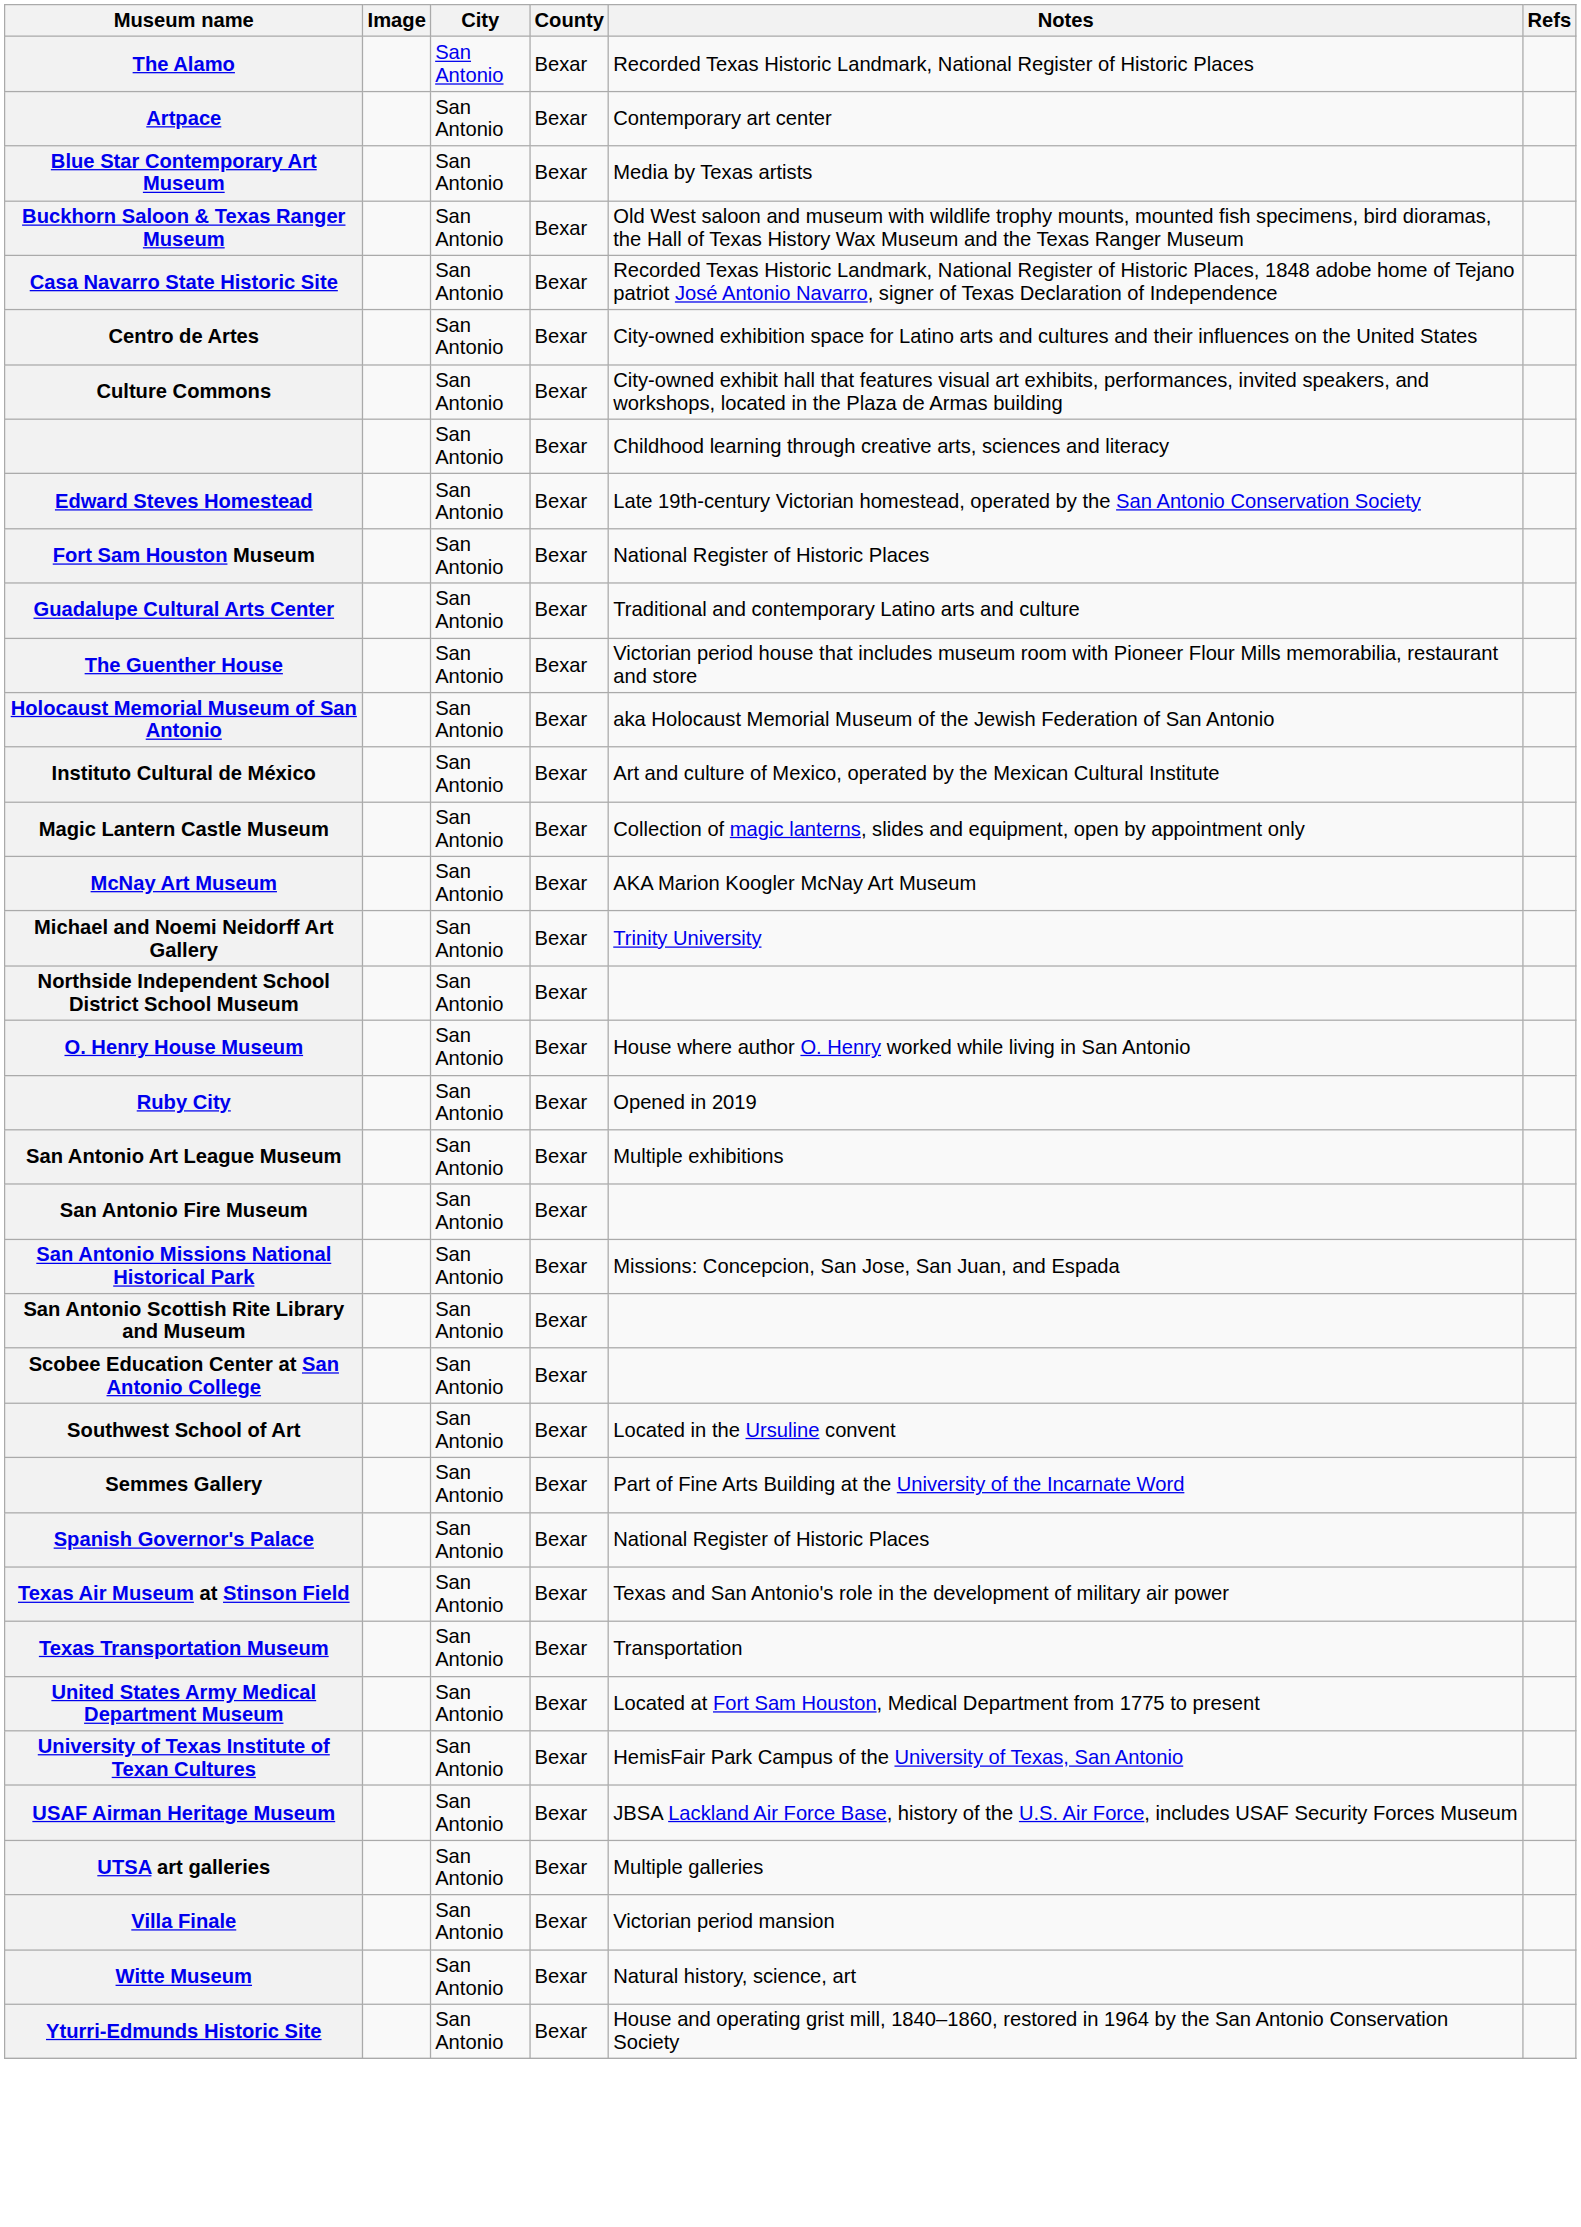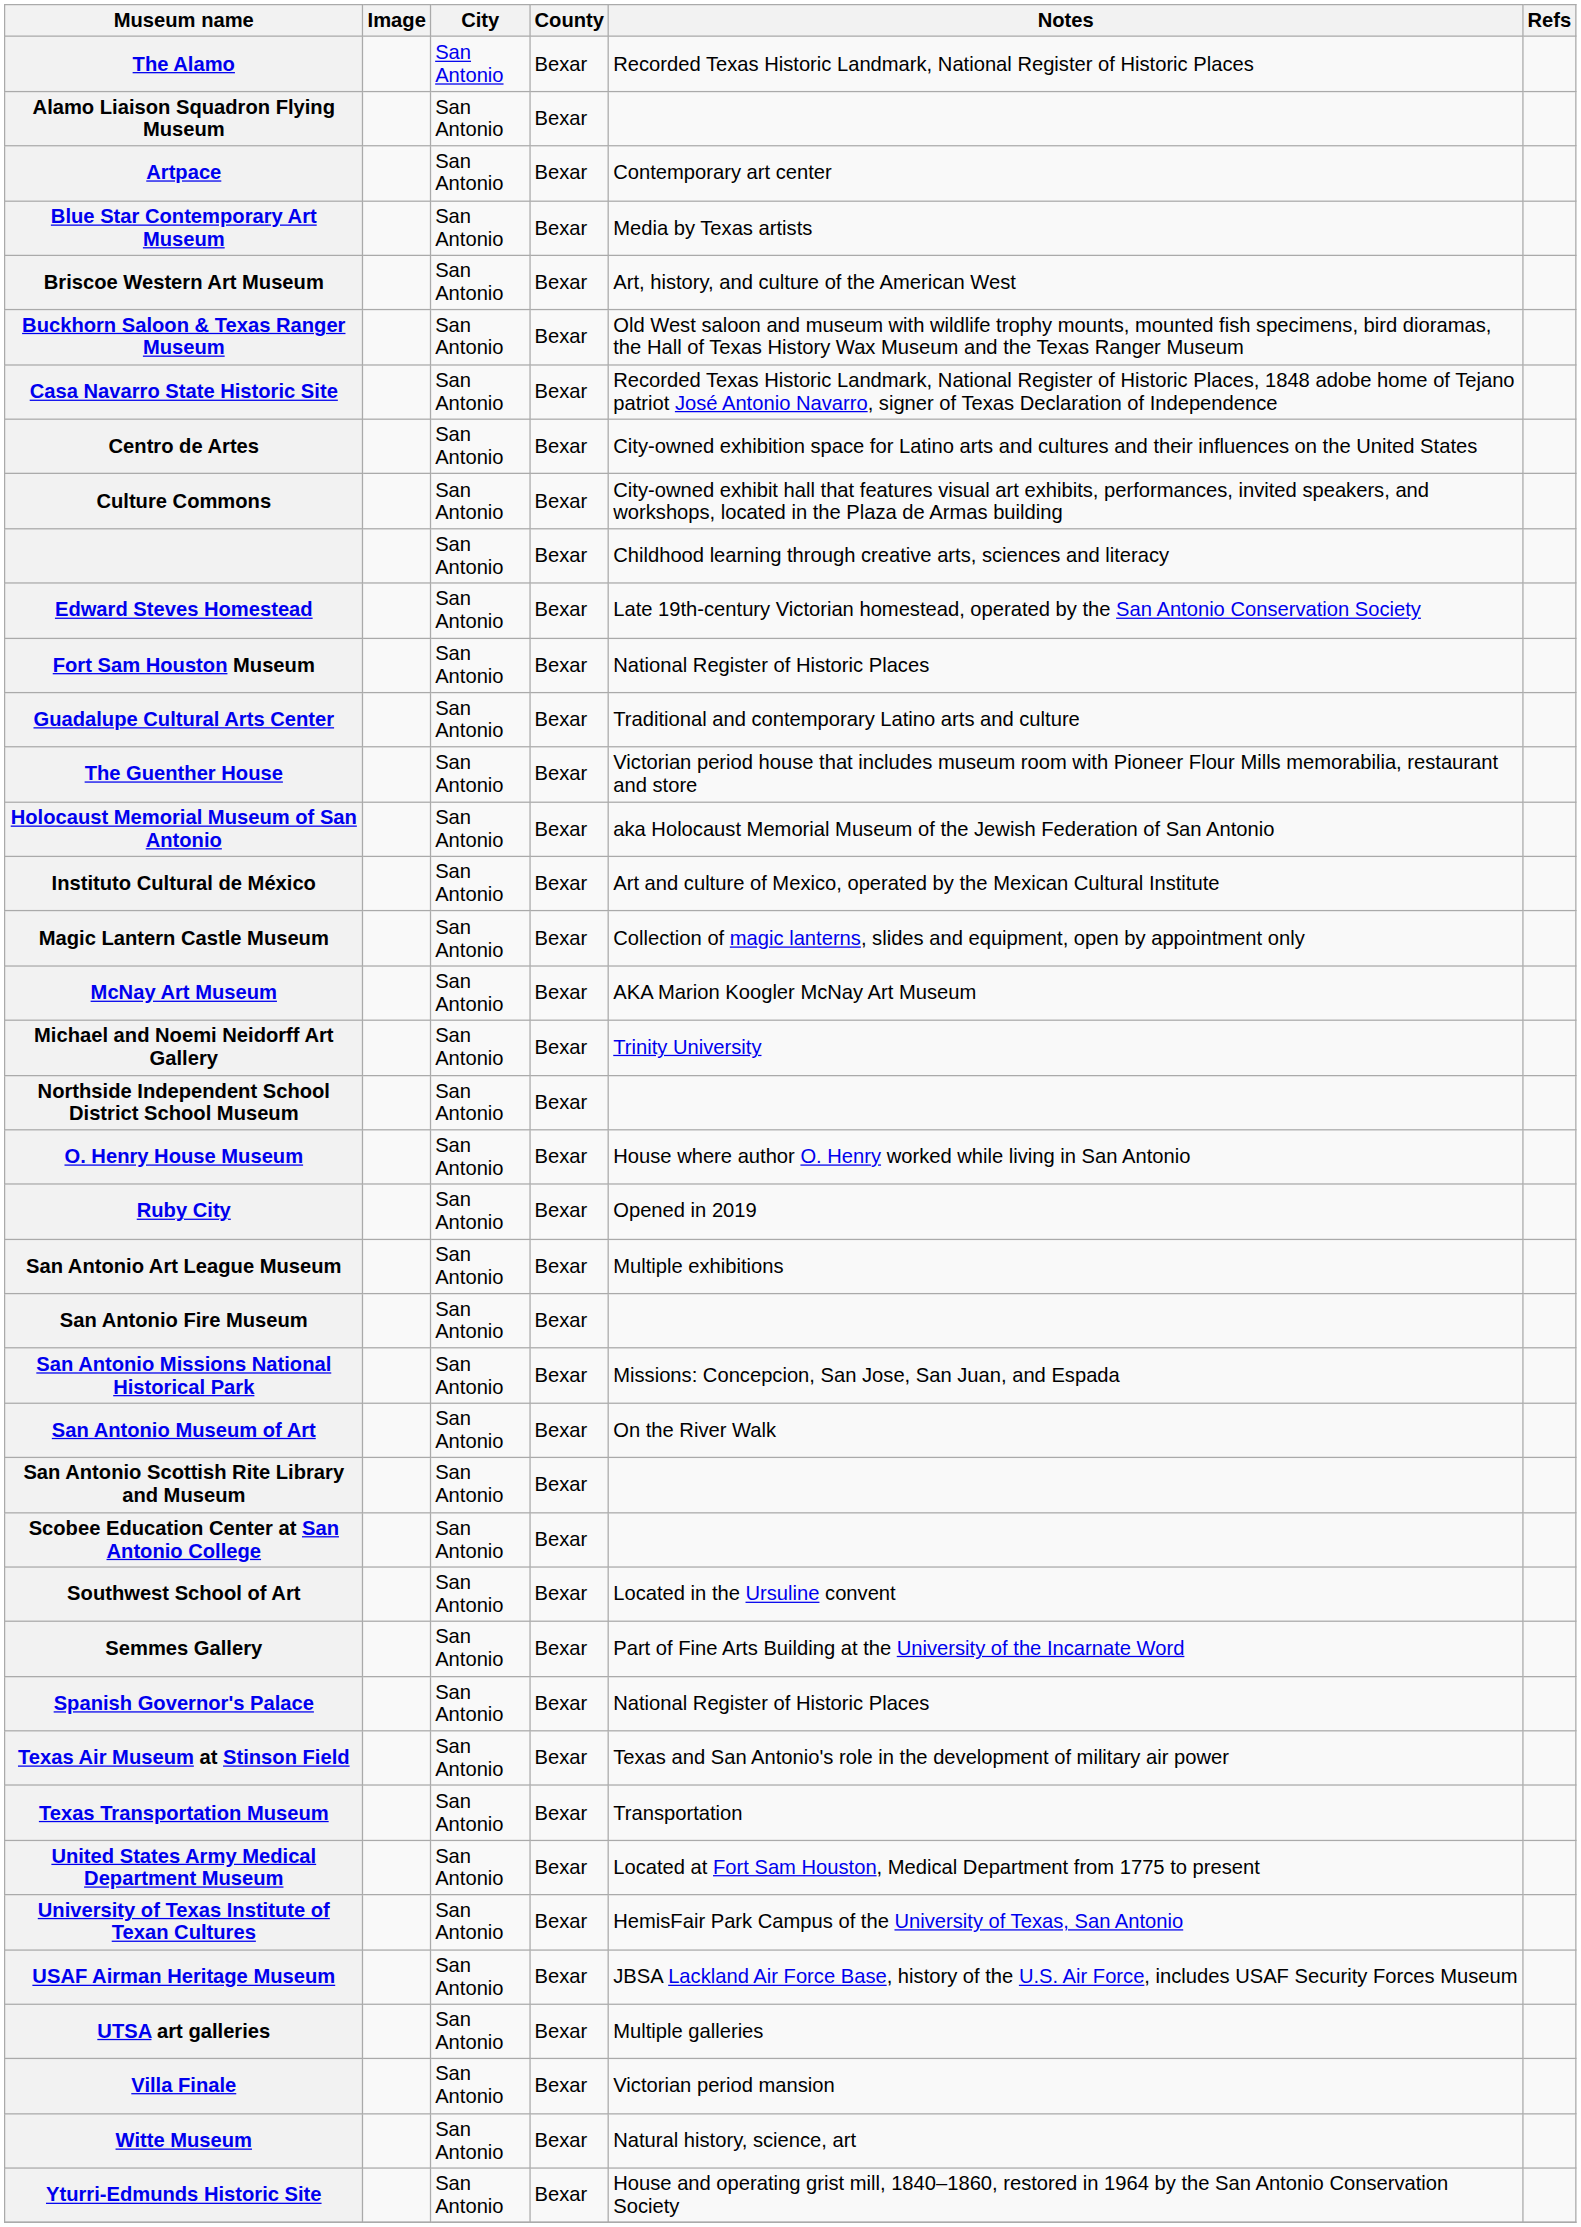+ row: (184, 118)
+ row: (184, 282)
+ row: (184, 1430)
